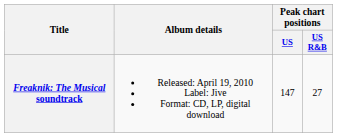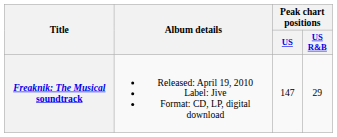(317, 93) 27 -> (317, 93) 29
